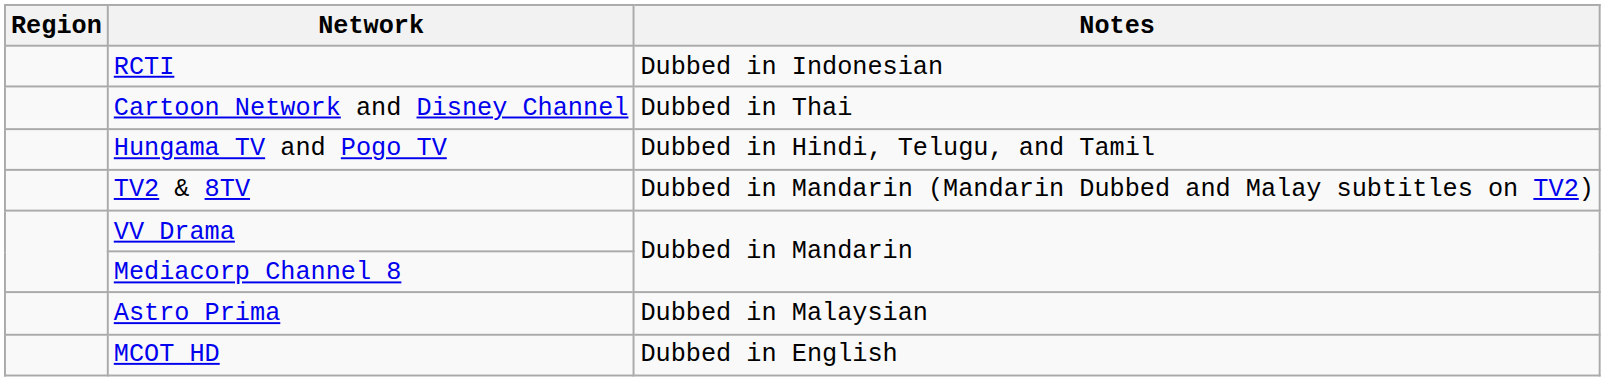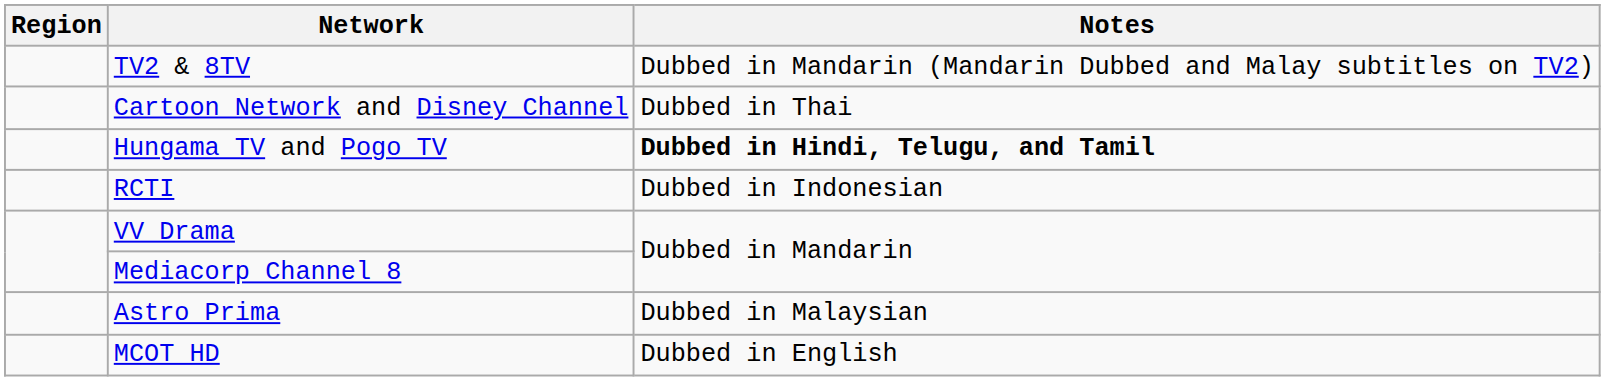rows swapped: (182, 190) <-> (144, 67)
(898, 149) normal -> (898, 149) bold
